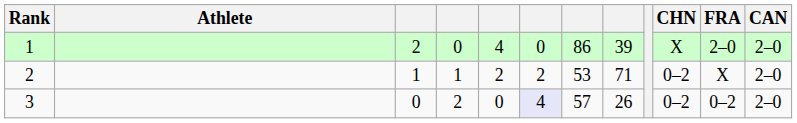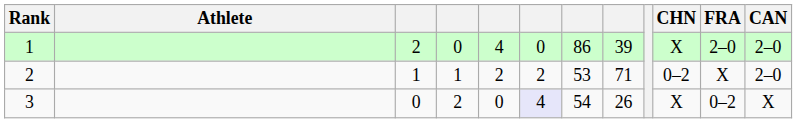(582, 103) 57 -> (582, 103) 54
(676, 103) 0–2 -> (676, 103) X
(768, 103) 2–0 -> (768, 103) X
